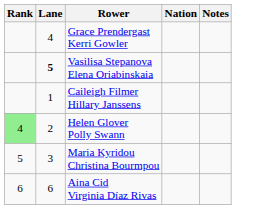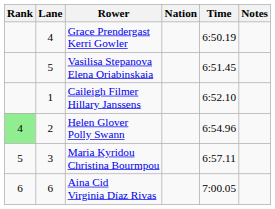+ column: (219, 13)
(50, 67) bold -> (50, 67) normal
